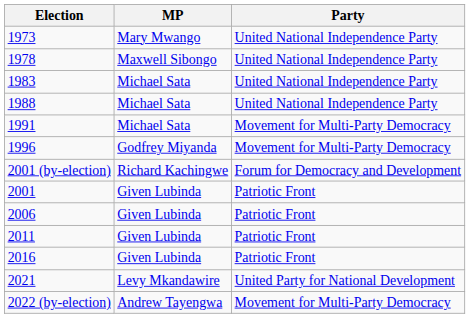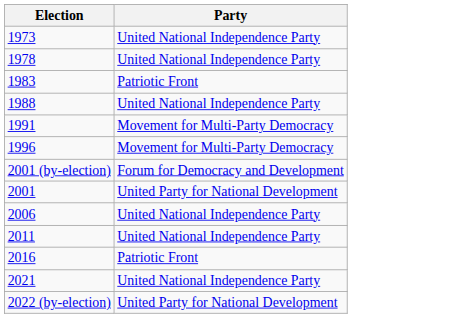- column: (173, 15)
(336, 81) United National Independence Party -> (158, 81) Patriotic Front
(275, 192) Patriotic Front -> (227, 192) United Party for National Development
(275, 214) Patriotic Front -> (219, 214) United National Independence Party
(275, 236) Patriotic Front -> (219, 236) United National Independence Party
(345, 280) United Party for National Development -> (219, 280) United National Independence Party
(343, 302) Movement for Multi-Party Democracy -> (227, 302) United Party for National Development
